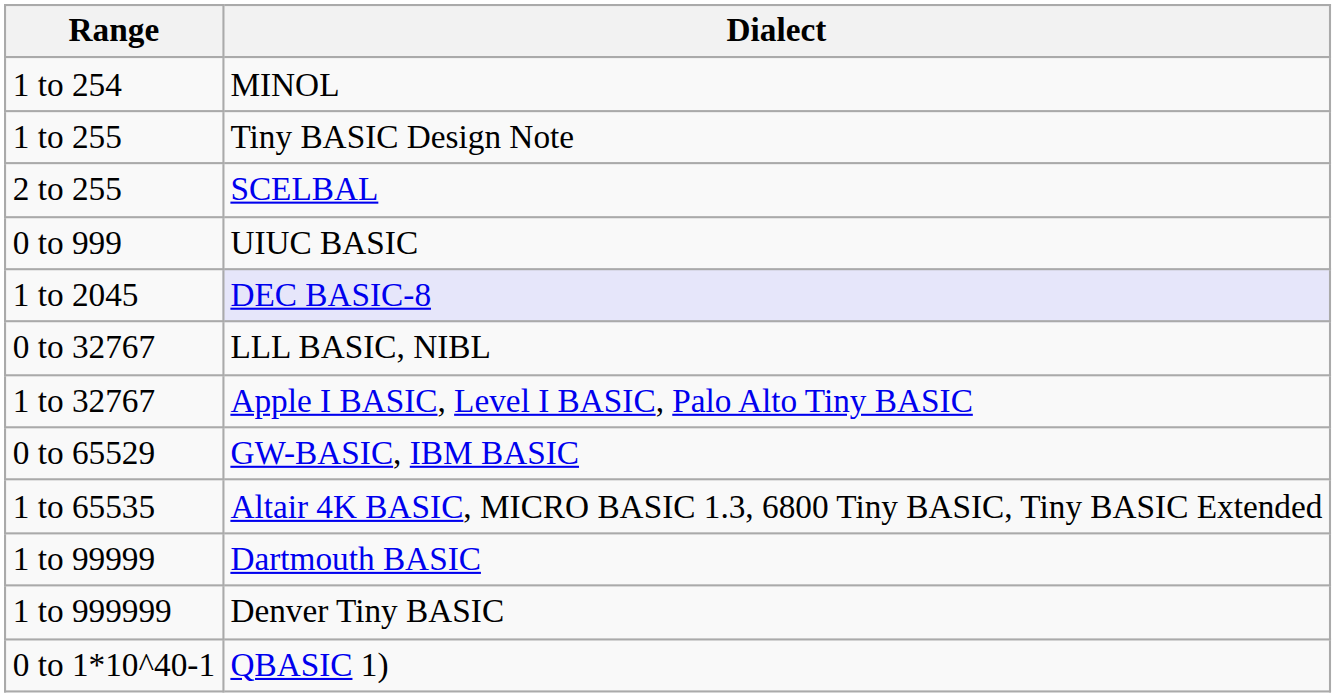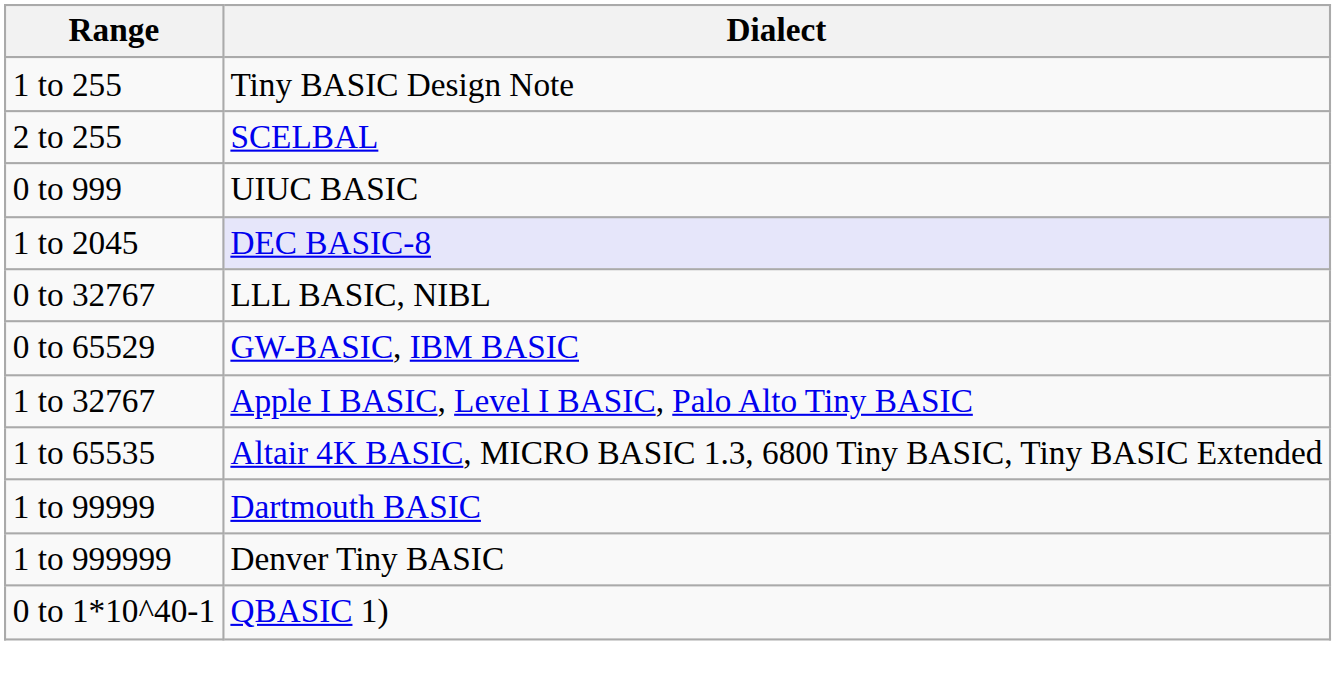- row: (67, 83)
rows swapped: (84, 400) <-> (84, 453)
